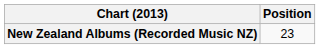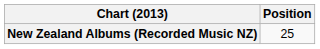(287, 33) 23 -> (287, 33) 25
